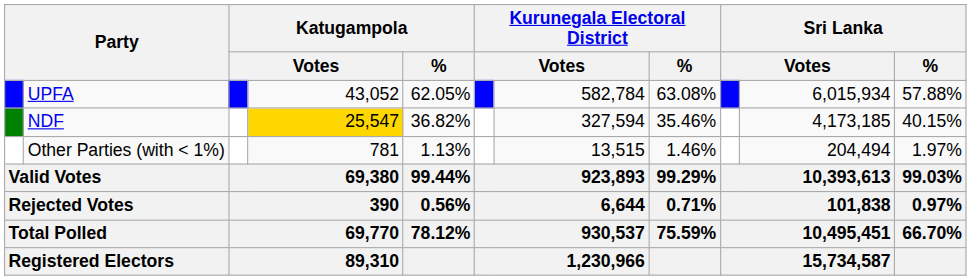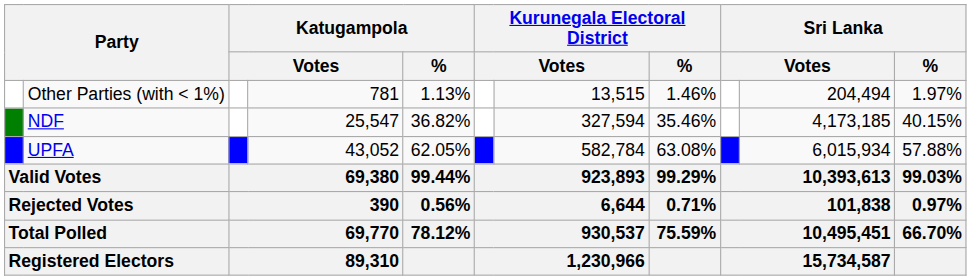rows swapped: (51, 94) <-> (126, 149)
(372, 121) gold background -> (372, 121) no background
